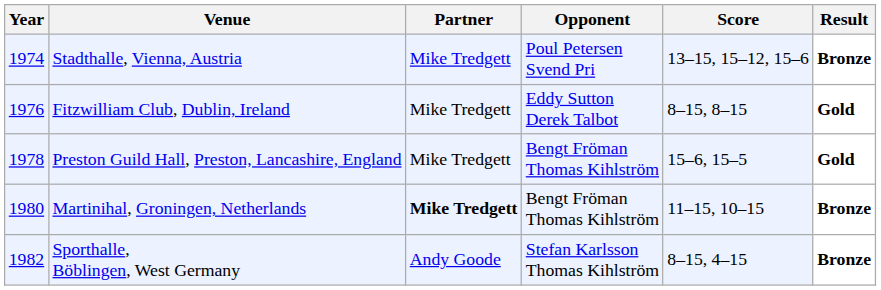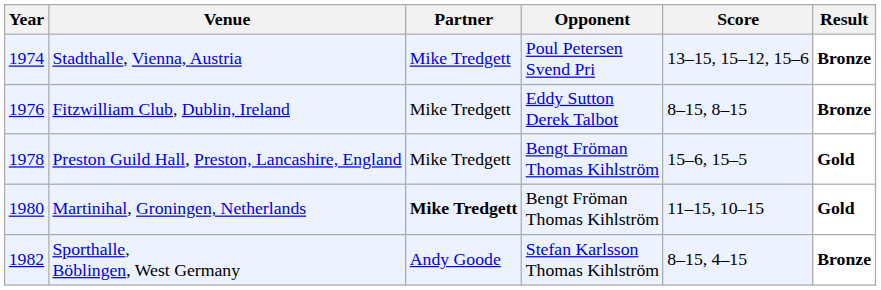(836, 109) Gold -> (844, 109) Bronze
(844, 209) Bronze -> (836, 209) Gold
